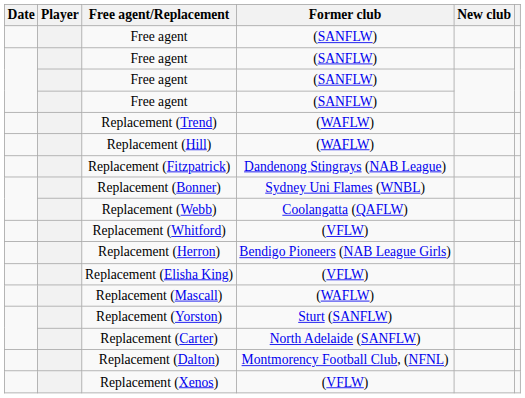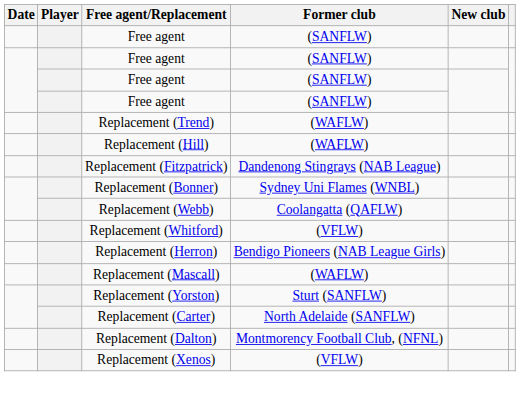- row: (159, 274)
